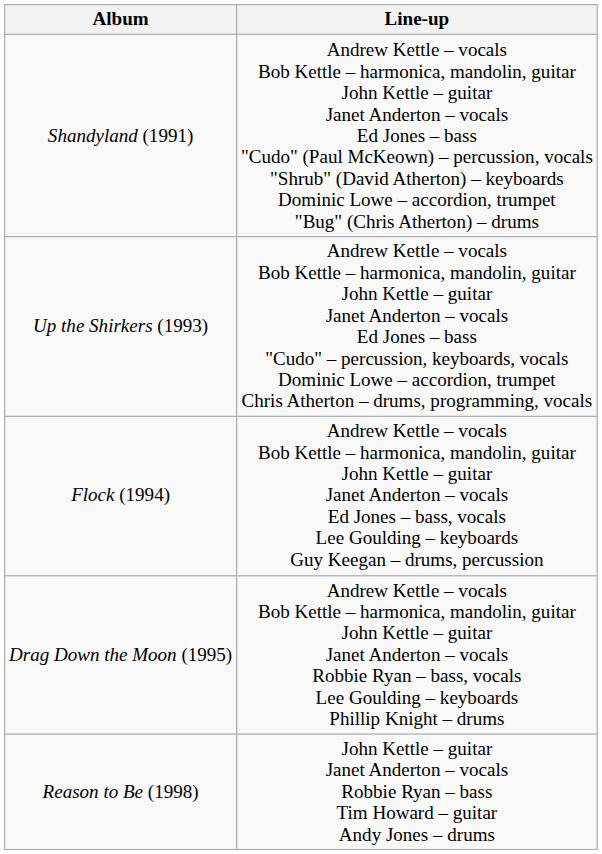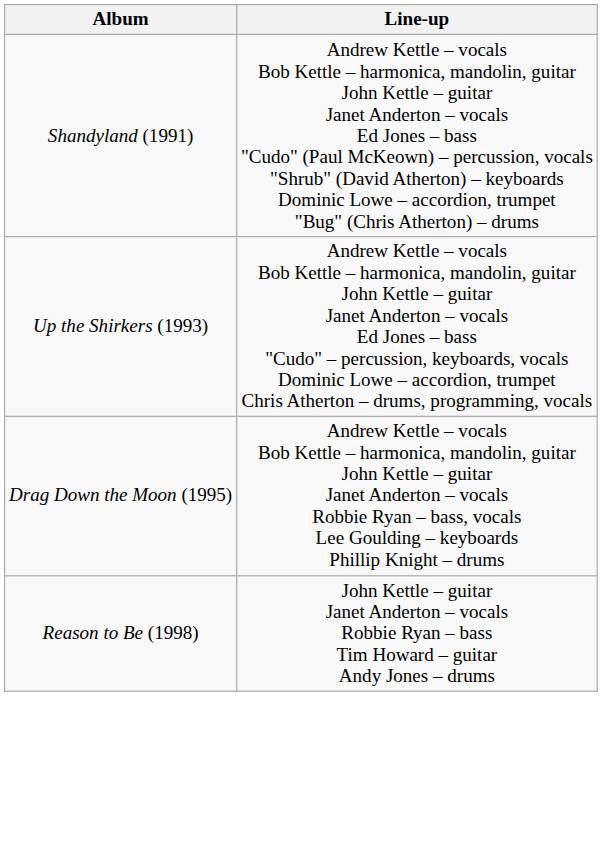- row: (121, 495)
